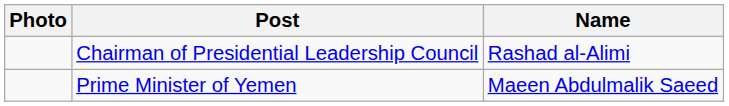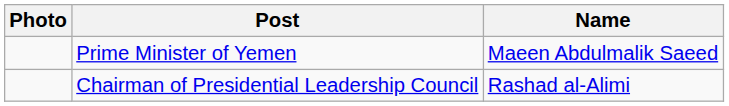rows swapped: (277, 52) <-> (186, 85)
